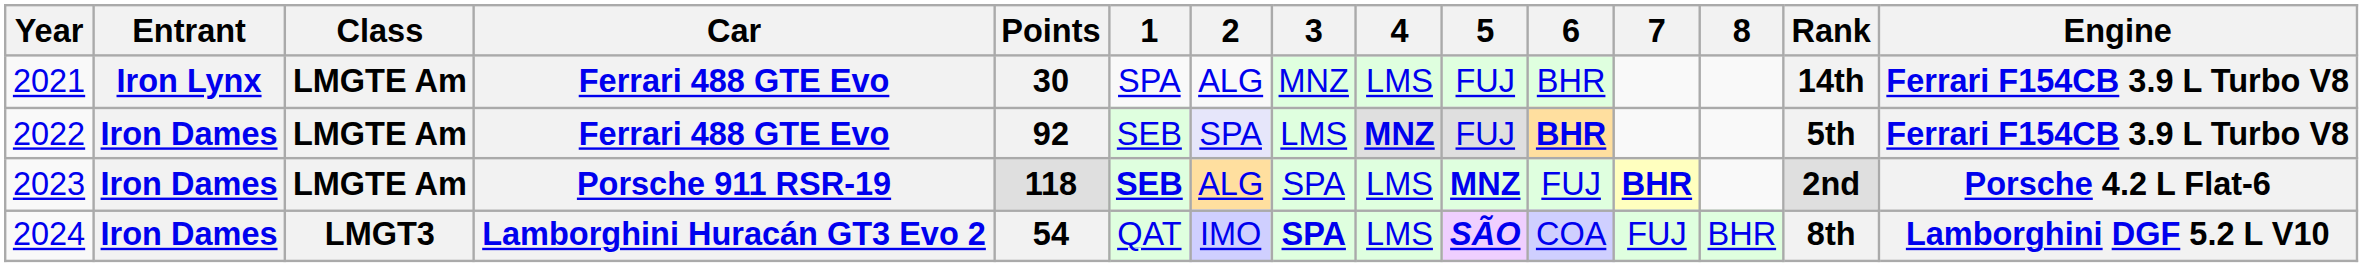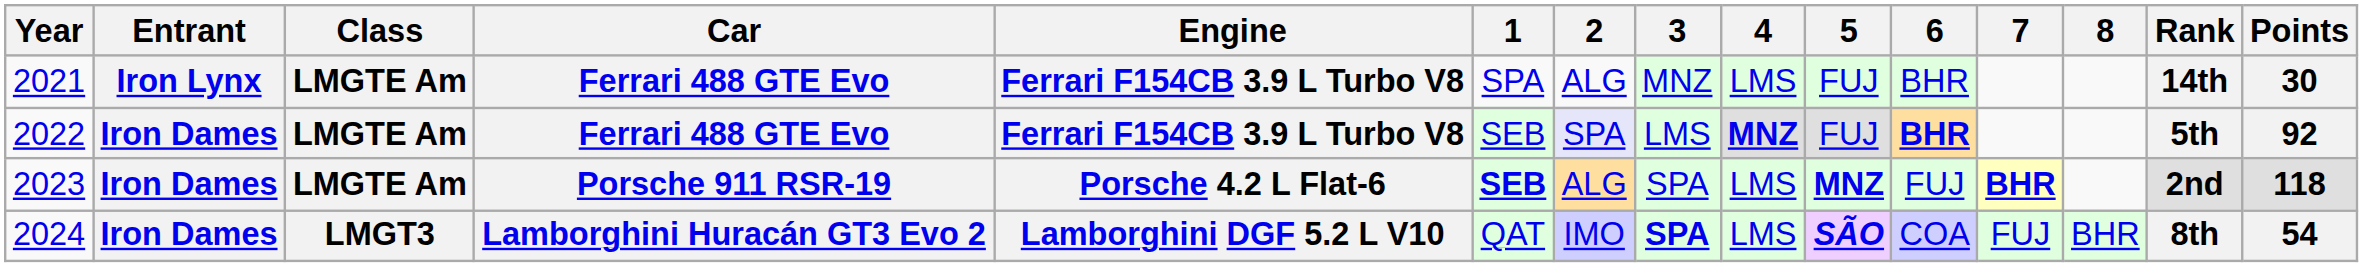columns swapped: (2118, 30) <-> (1051, 30)
